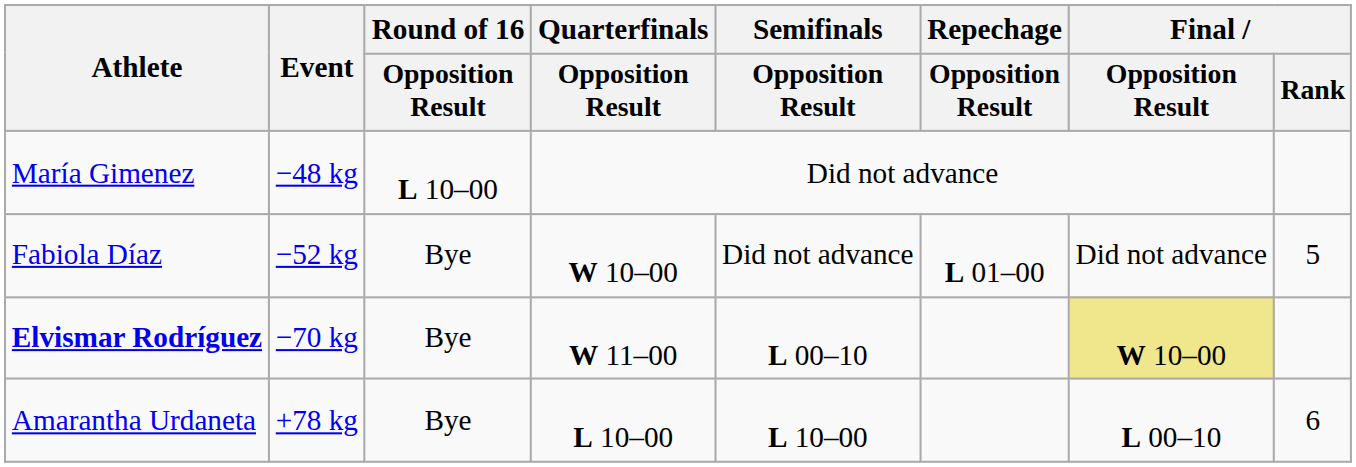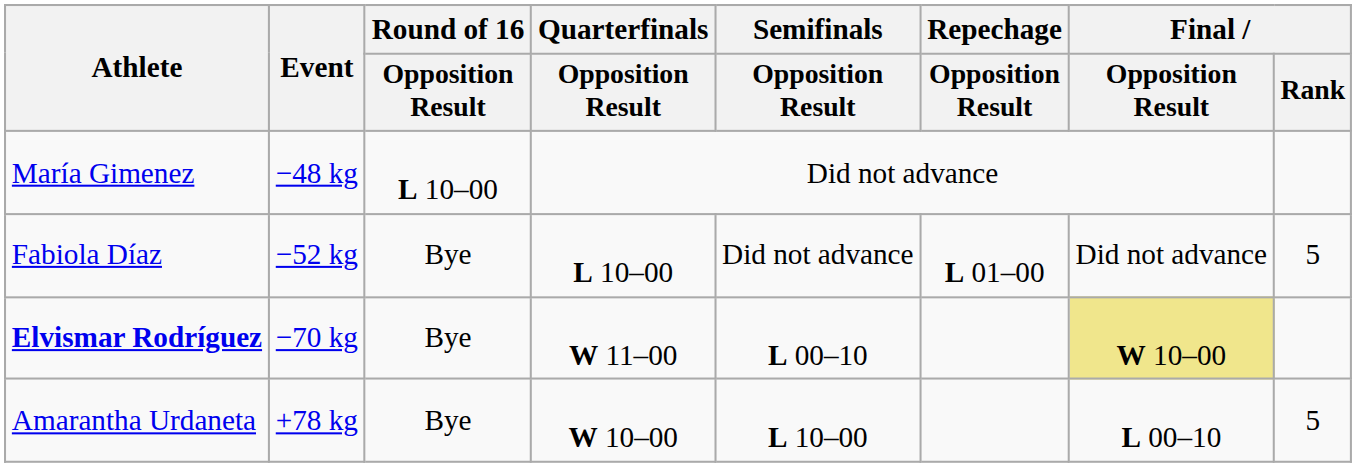(623, 272) W 10–00 -> (623, 272) L 10–00
(623, 437) L 10–00 -> (623, 437) W 10–00
(1313, 420) 6 -> (1313, 420) 5
